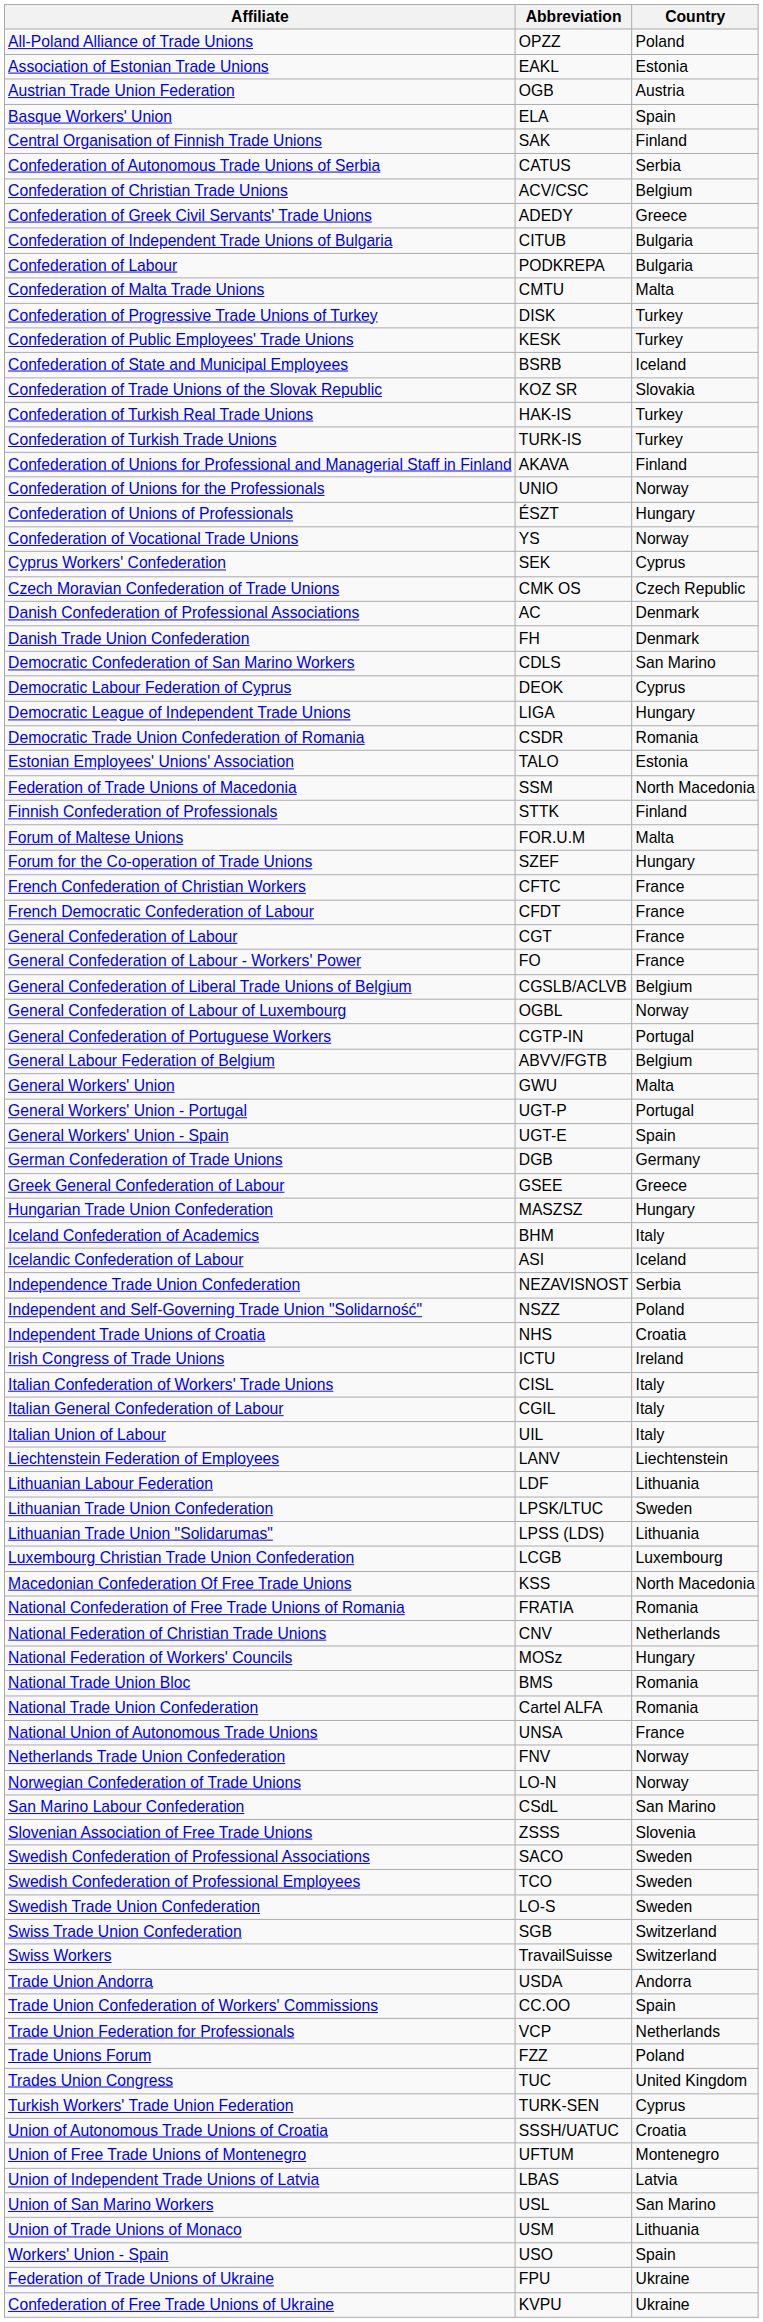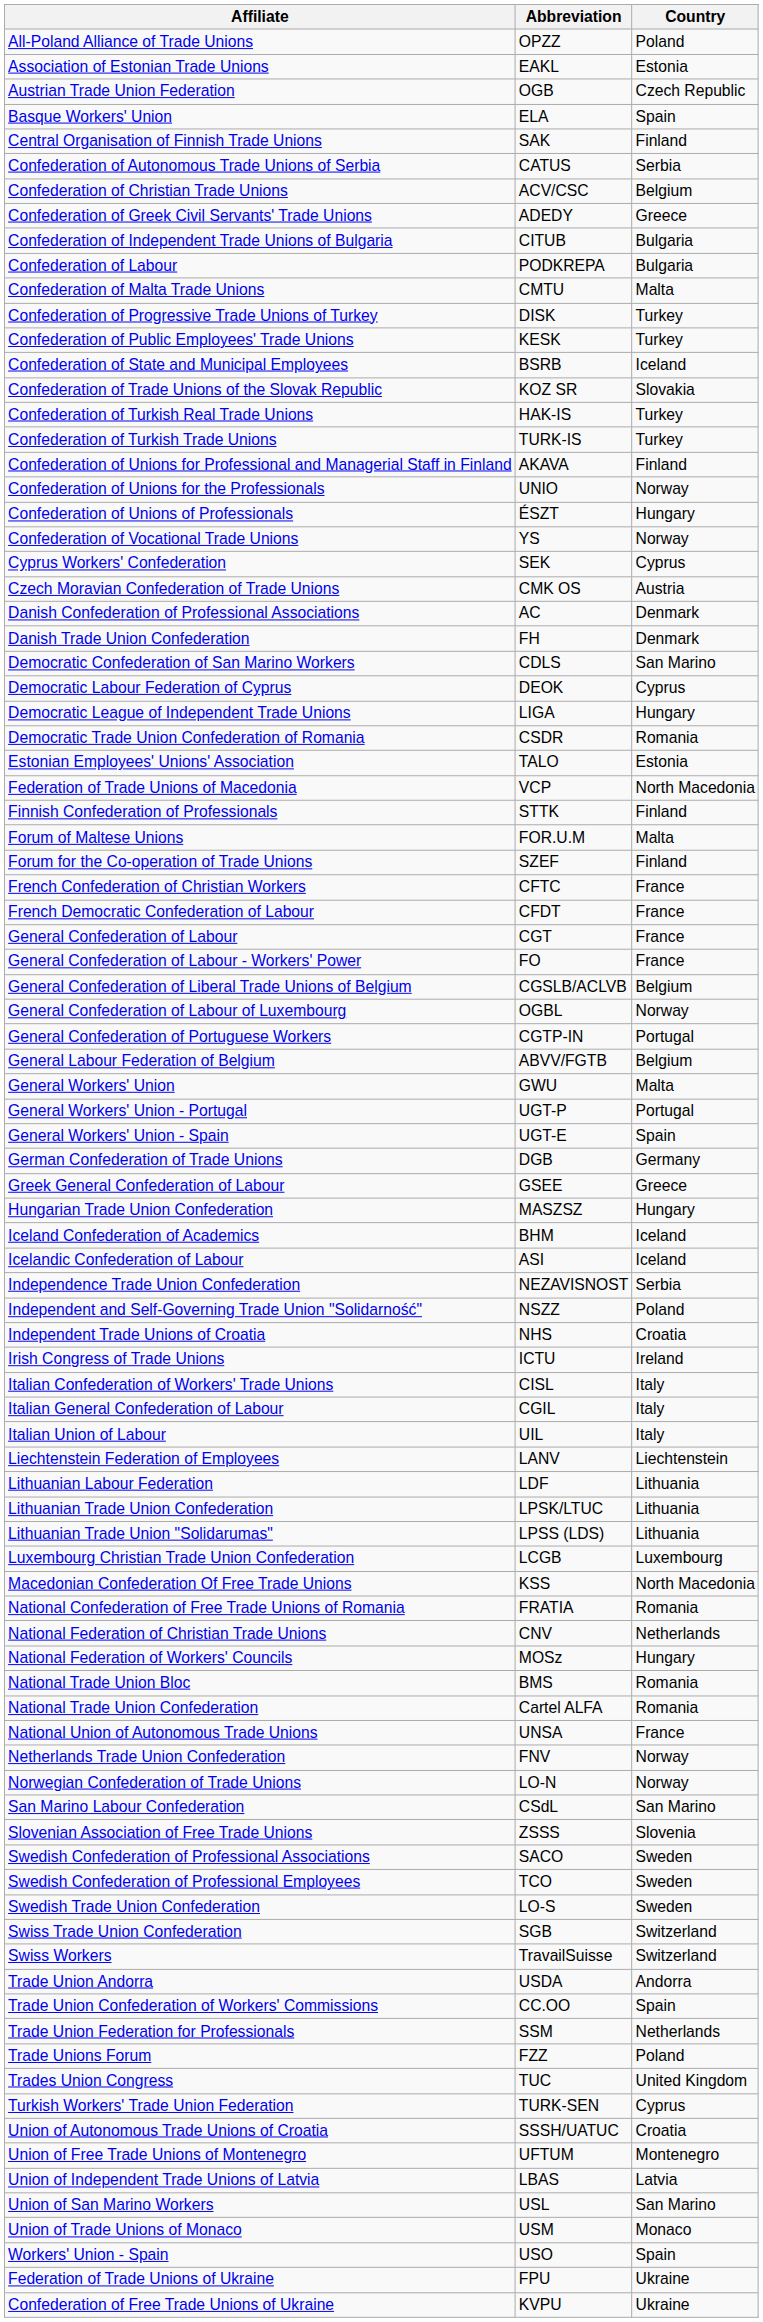(660, 91) Austria -> (690, 91) Czech Republic
(690, 588) Czech Republic -> (660, 588) Austria
(536, 787) SSM -> (535, 787) VCP
(665, 862) Hungary -> (661, 862) Finland
(650, 1235) Italy -> (661, 1235) Iceland
(664, 1508) Sweden -> (667, 1508) Lithuania
(535, 2031) VCP -> (536, 2031) SSM
(667, 2230) Lithuania -> (663, 2230) Monaco
